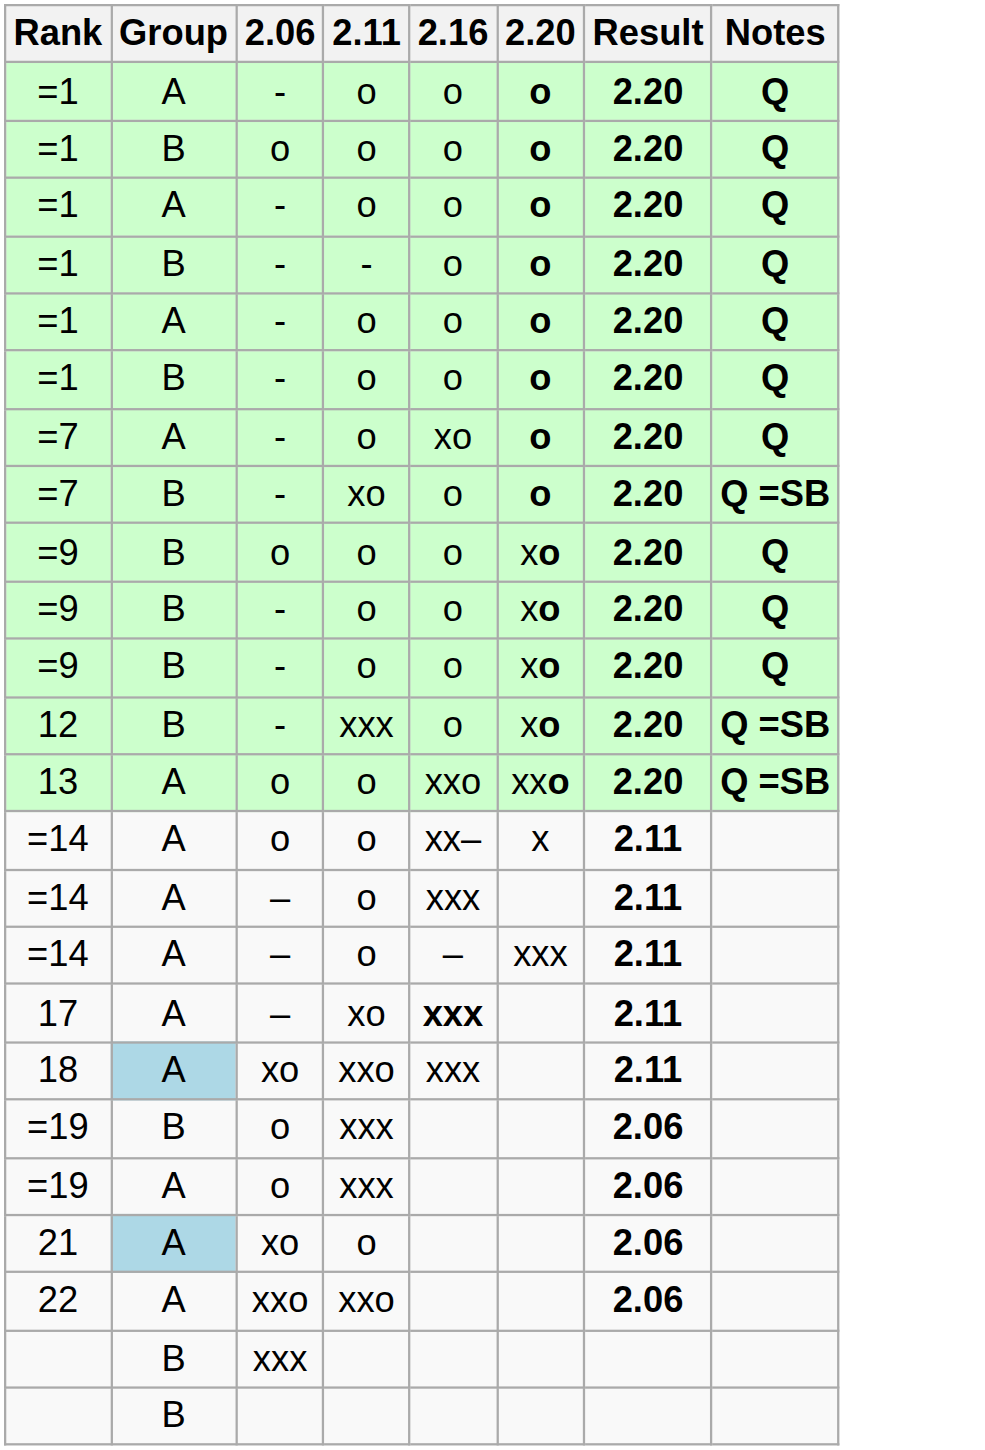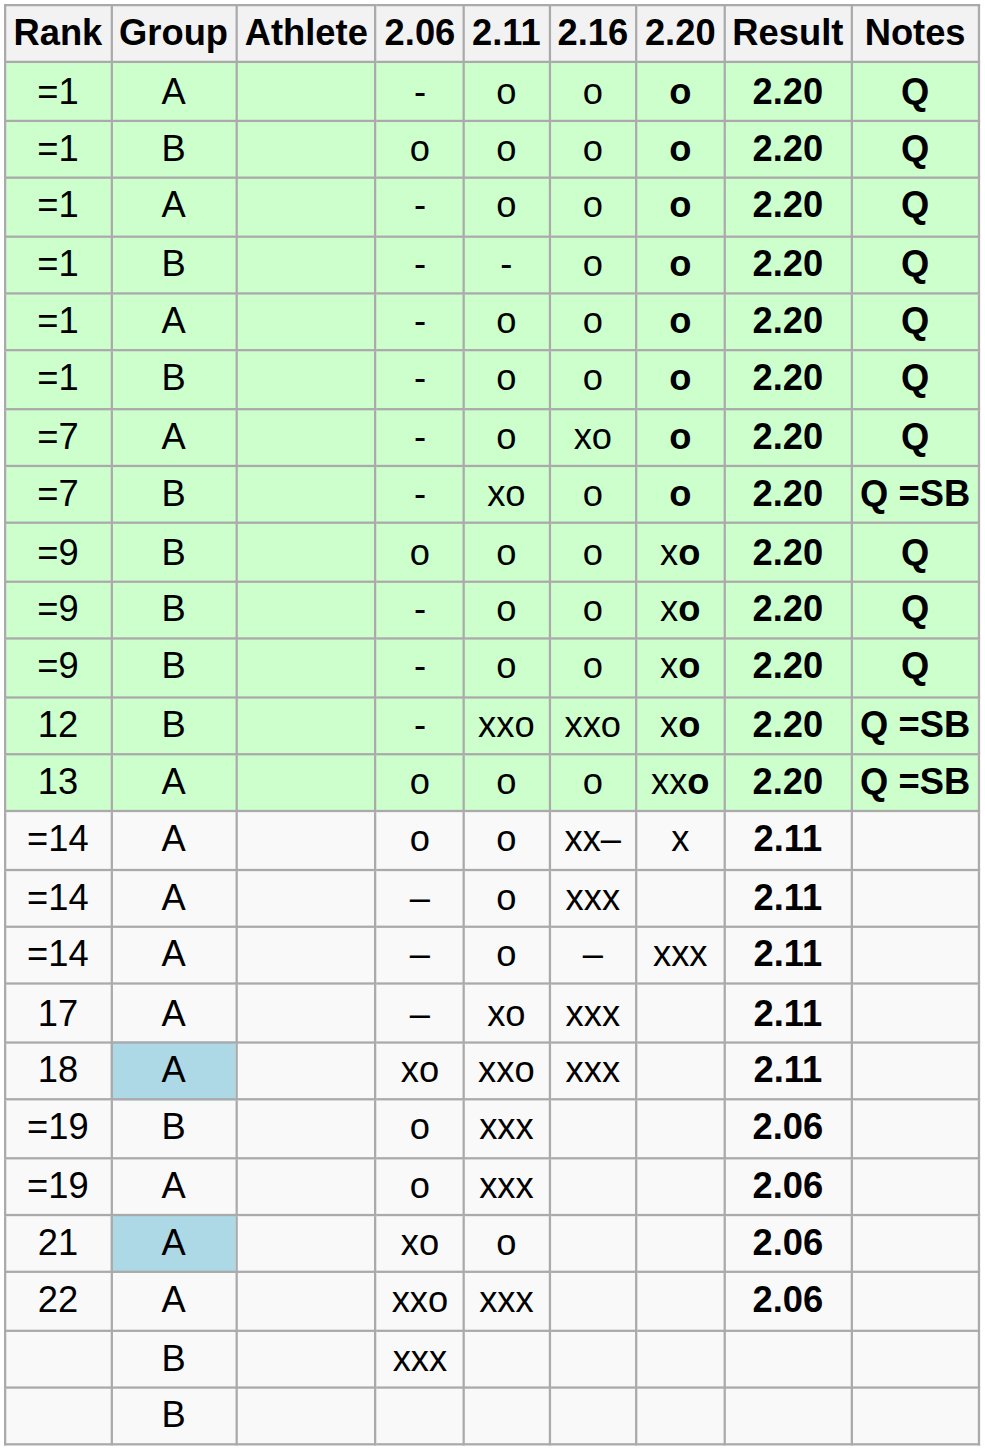+ column: (306, 33)
(367, 724) xxx -> (506, 724) xxo
(453, 724) o -> (593, 724) xxo
(453, 782) xxo -> (593, 782) o
(453, 1012) bold -> (593, 1012) normal
(367, 1300) xxo -> (506, 1300) xxx
